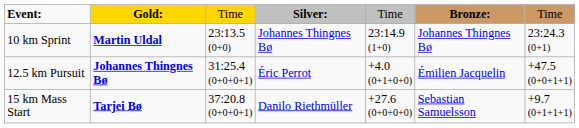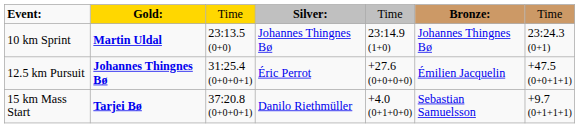(390, 73) +4.0 (0+1+0+0) -> (390, 73) +27.6 (0+0+0+0)
(390, 106) +27.6 (0+0+0+0) -> (390, 106) +4.0 (0+1+0+0)
